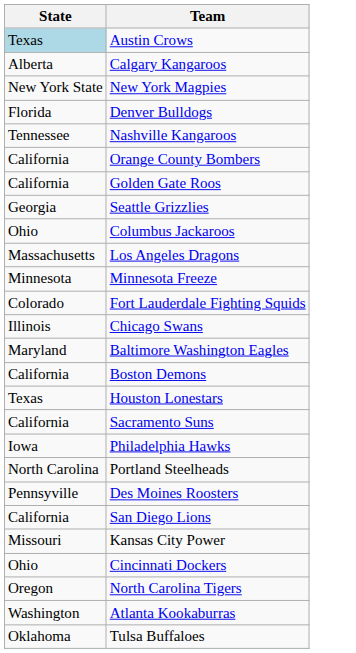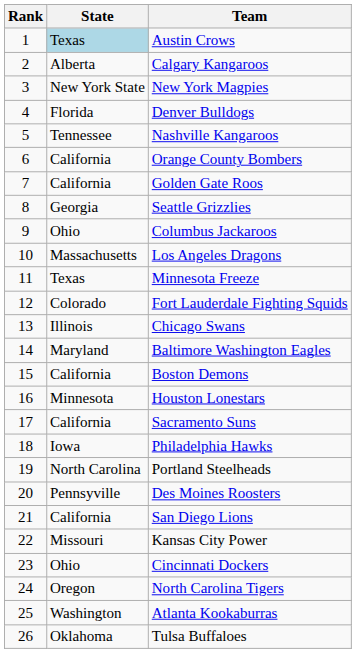+ column: (25, 16)
(40, 278) Minnesota -> (67, 278) Texas
(25, 398) Texas -> (82, 398) Minnesota
